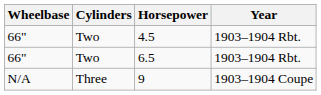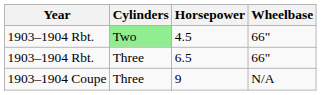columns swapped: (264, 15) <-> (39, 15)
(88, 36) no background -> (125, 36) lightgreen background
(88, 57) Two -> (128, 57) Three
